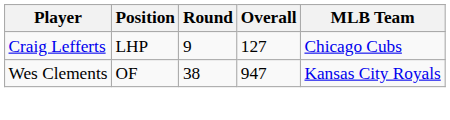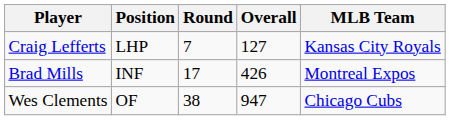(187, 45) 9 -> (187, 45) 7
(353, 45) Chicago Cubs -> (373, 45) Kansas City Royals
+ row: (46, 73)
(373, 73) Kansas City Royals -> (353, 100) Chicago Cubs
